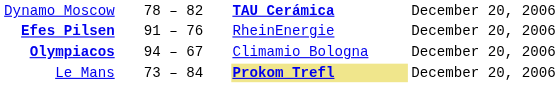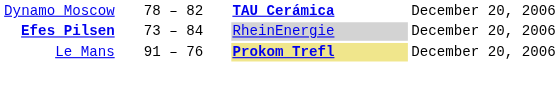(174, 32) 91 – 76 -> (174, 32) 73 – 84
(283, 32) no background -> (283, 32) lightgrey background
- row: (72, 52)
(174, 73) 73 – 84 -> (174, 52) 91 – 76
